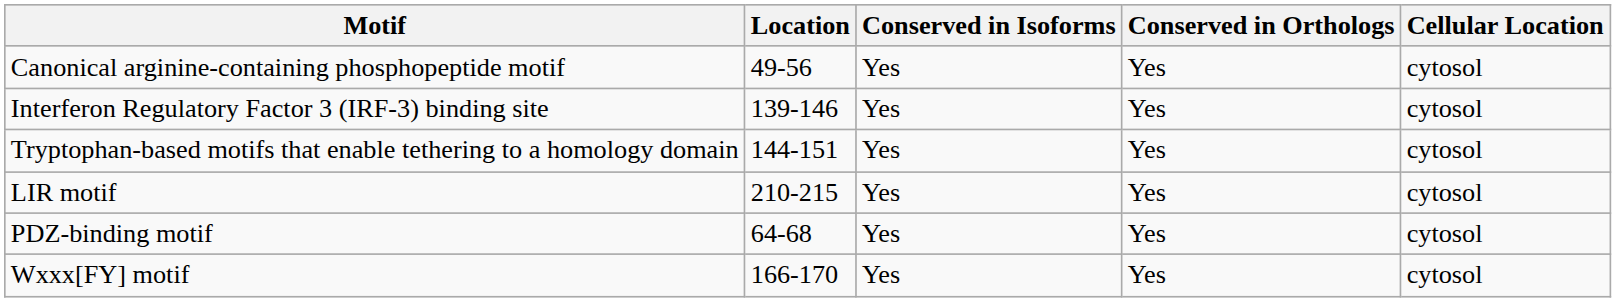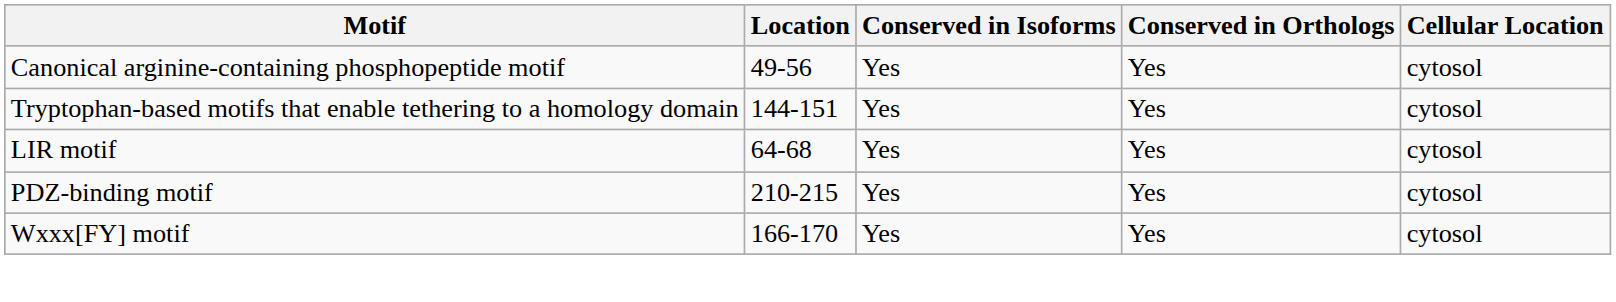- row: (280, 108)
(794, 191) 210-215 -> (781, 150) 64-68
(781, 233) 64-68 -> (794, 191) 210-215
